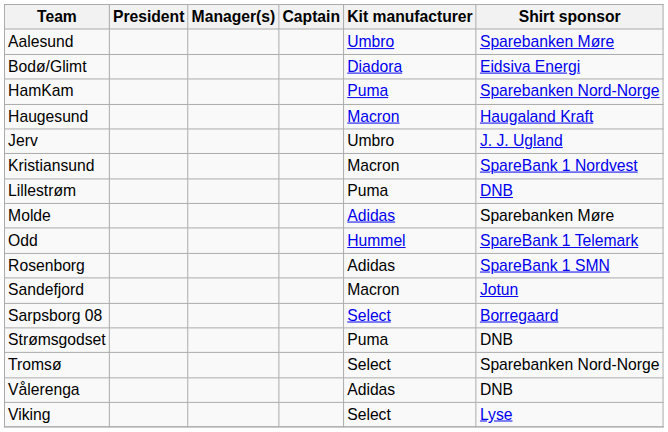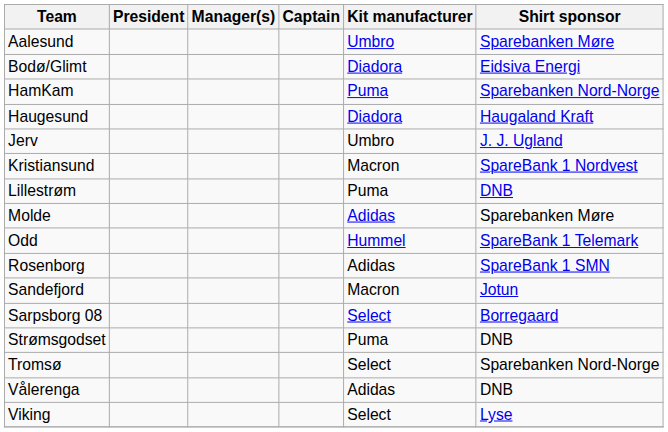(373, 116) Macron -> (375, 116) Diadora
